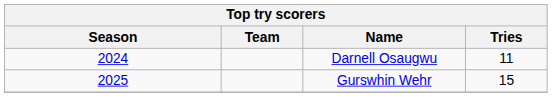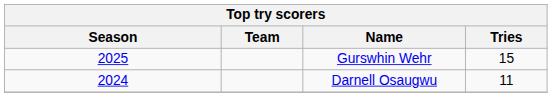rows swapped: (384, 59) <-> (384, 80)
